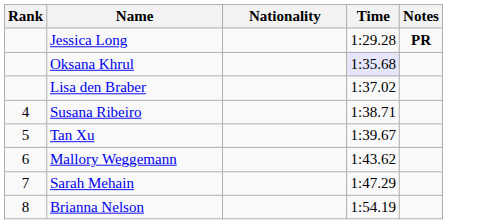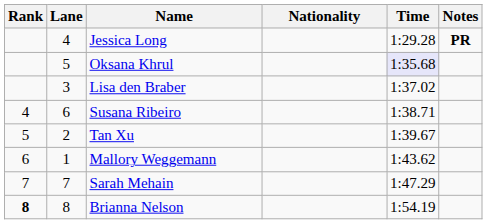+ column: (66, 16)
(25, 207) normal -> (25, 207) bold
